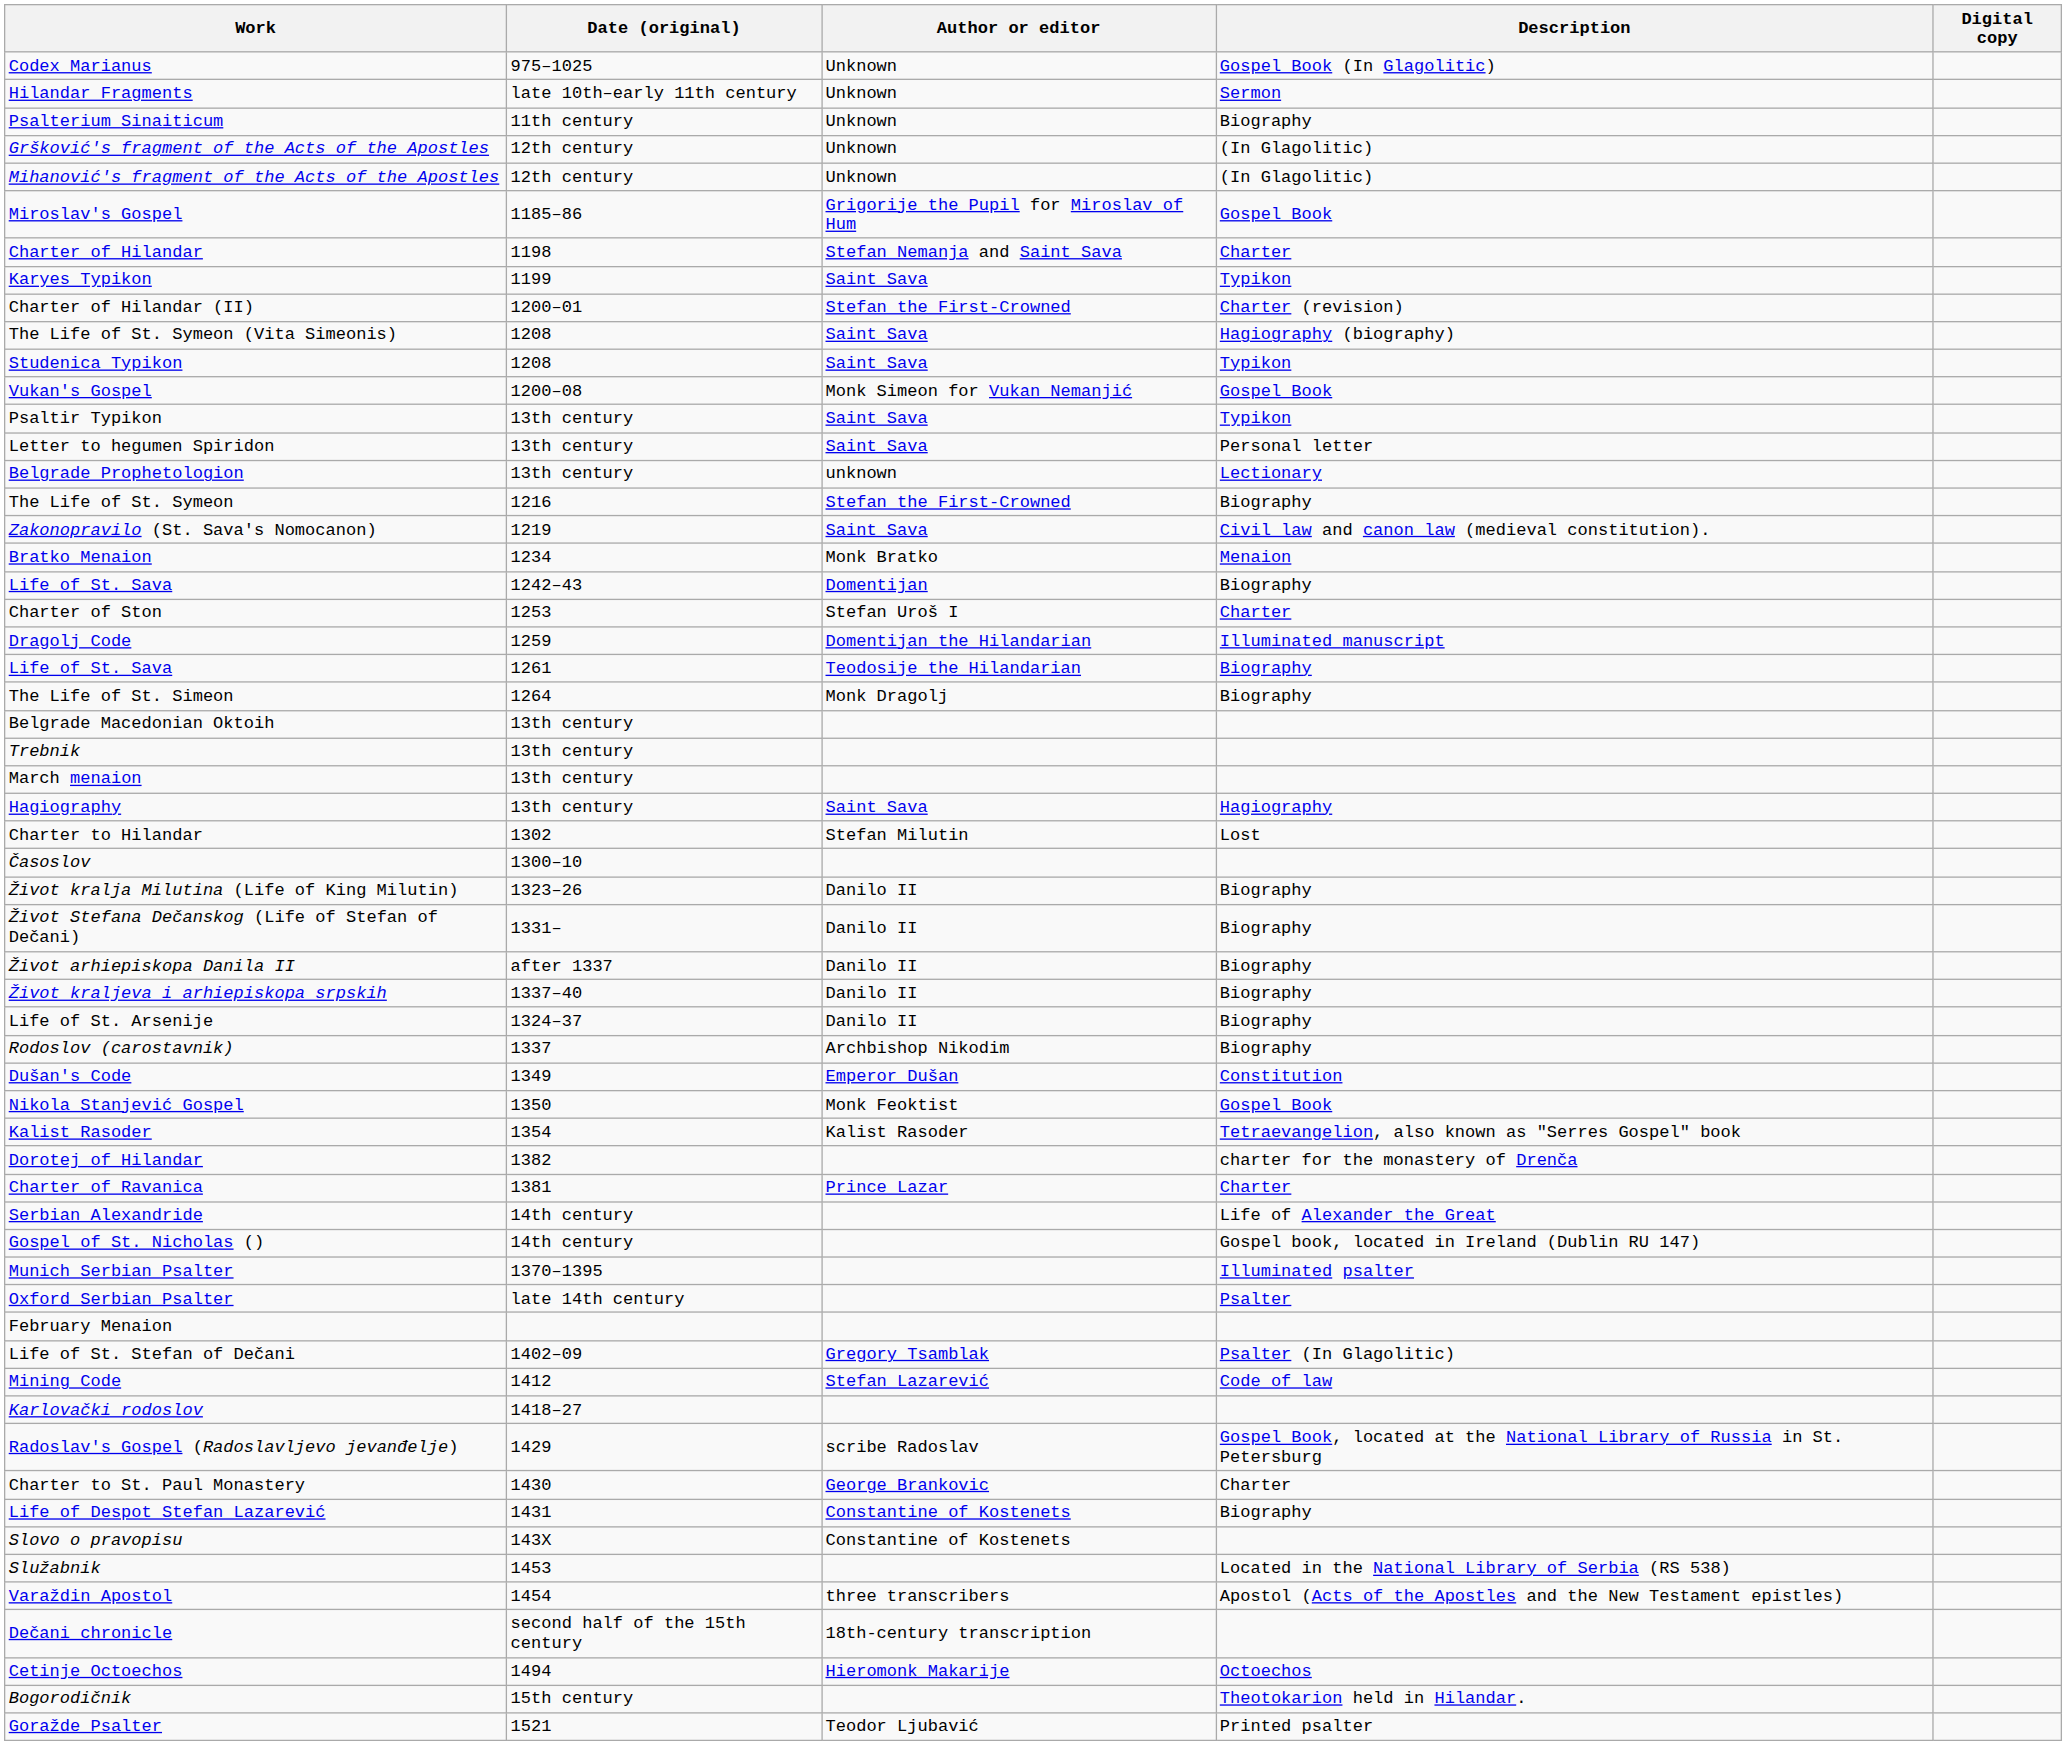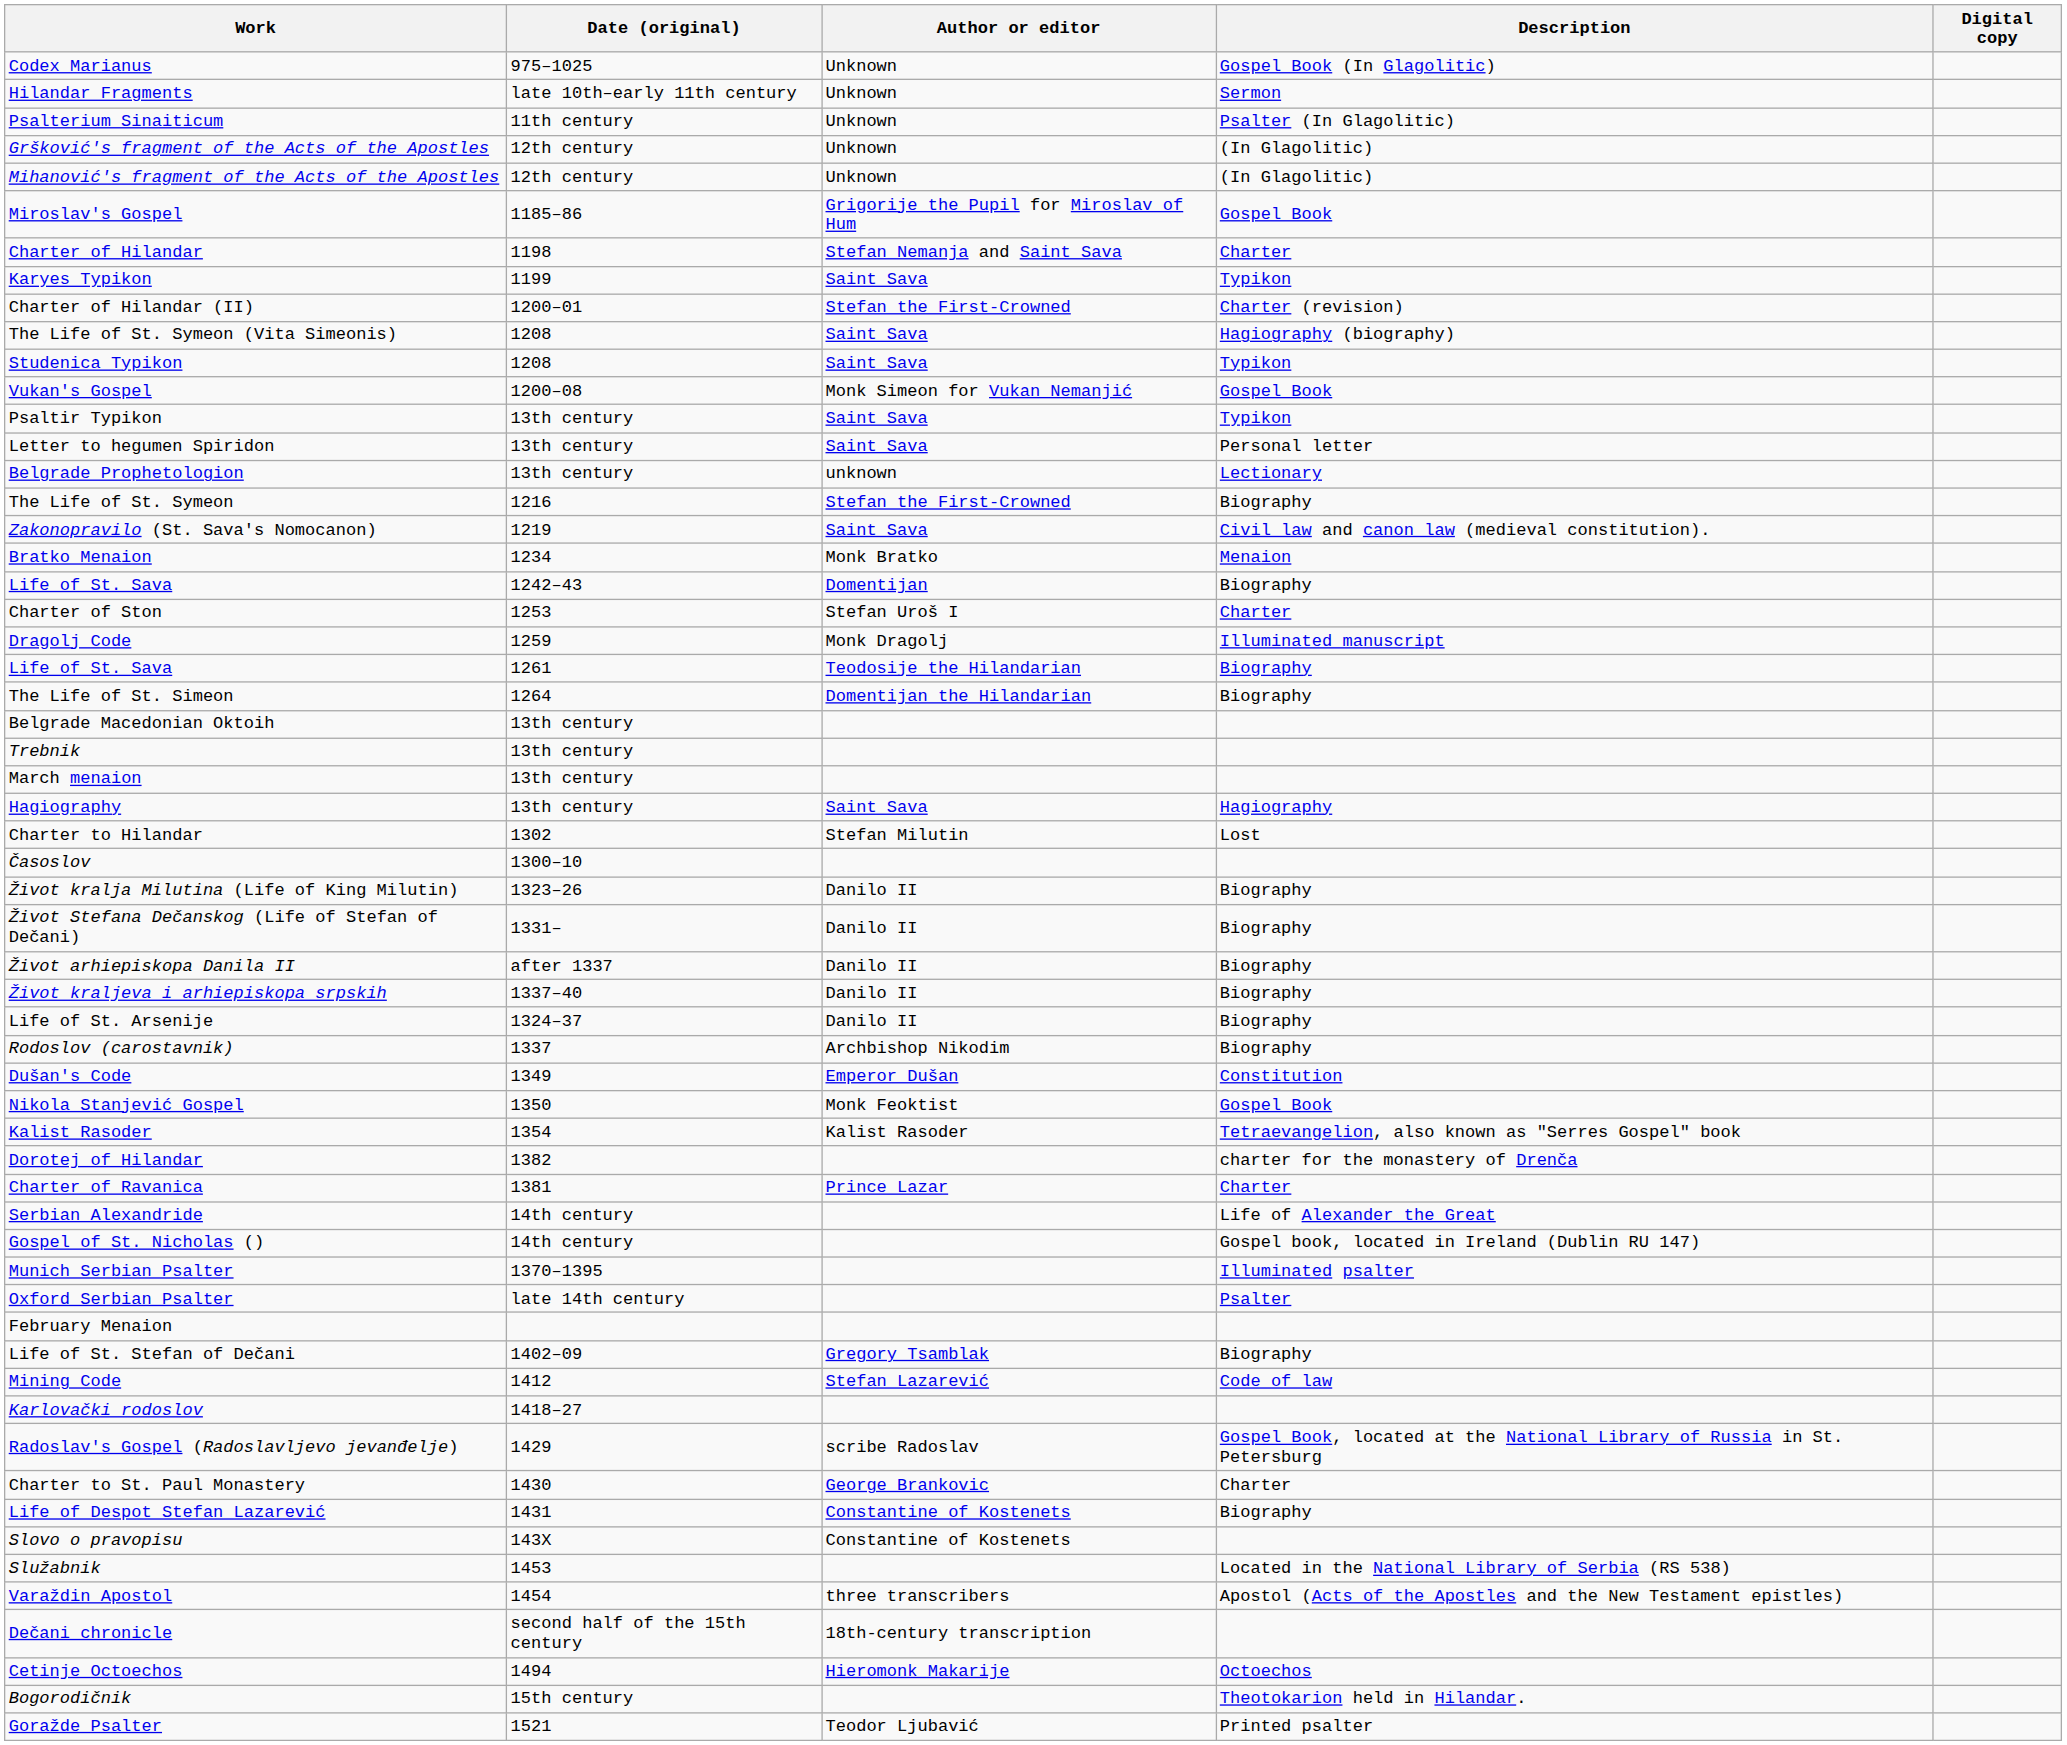(1266, 121) Biography -> (1337, 121) Psalter (In Glagolitic)
(958, 641) Domentijan the Hilandarian -> (887, 641) Monk Dragolj
(887, 696) Monk Dragolj -> (958, 696) Domentijan the Hilandarian
(1337, 1354) Psalter (In Glagolitic) -> (1266, 1354) Biography
